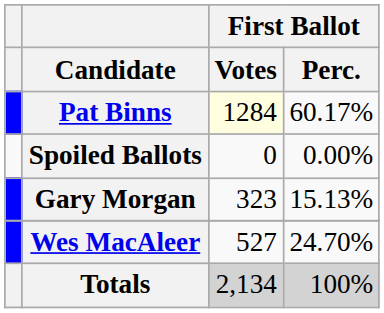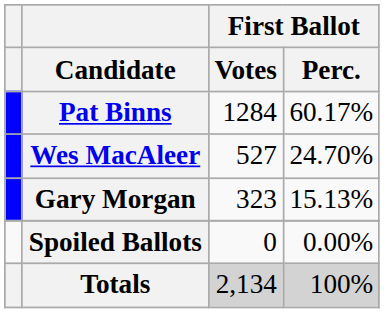(250, 112) lightyellow background -> (250, 112) no background
rows swapped: (115, 241) <-> (115, 155)
